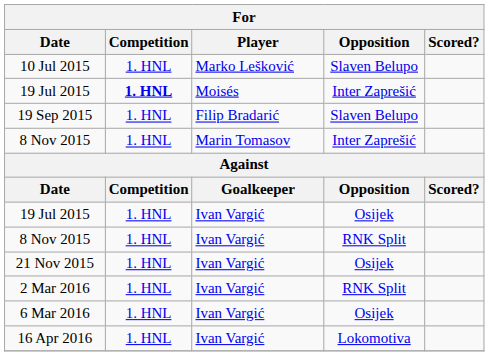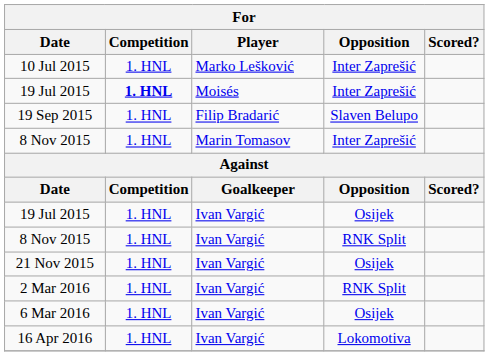(374, 66) Slaven Belupo -> (374, 66) Inter Zaprešić
